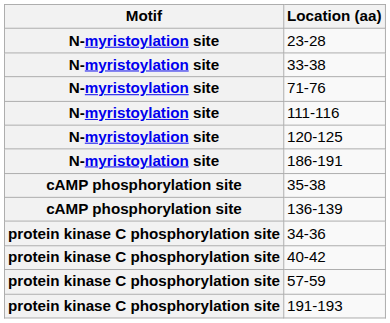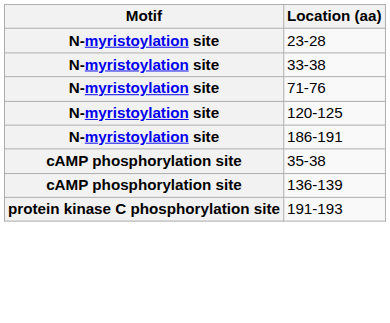- row: (313, 112)
- row: (306, 233)
- row: (306, 257)
- row: (306, 281)
